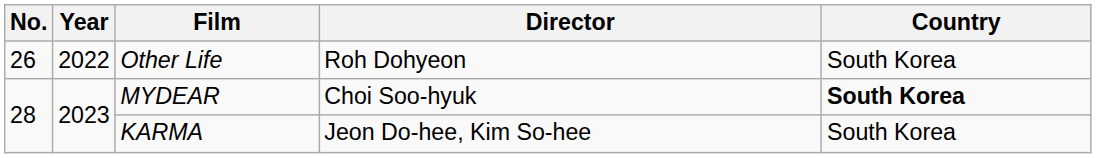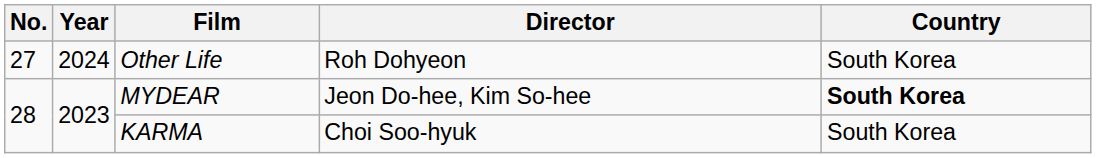(23, 59) 26 -> (23, 59) 27
(84, 59) 2022 -> (84, 59) 2024
(400, 96) Choi Soo-hyuk -> (458, 96) Jeon Do-hee, Kim So-hee
(458, 133) Jeon Do-hee, Kim So-hee -> (400, 133) Choi Soo-hyuk
